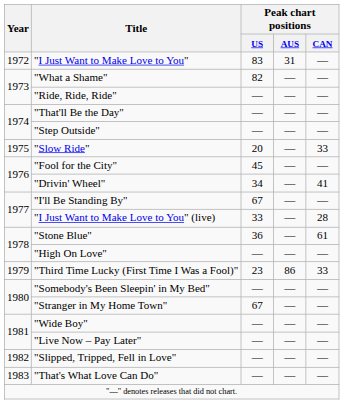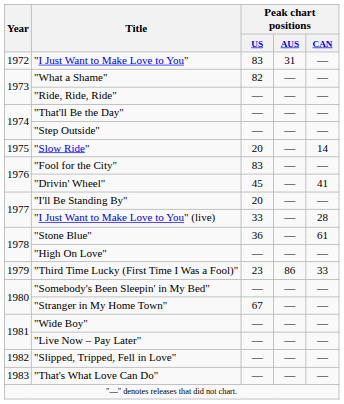(323, 148) 33 -> (323, 148) 14
(257, 165) 45 -> (257, 165) 83
(257, 183) 34 -> (257, 183) 45
(257, 200) 67 -> (257, 200) 20
